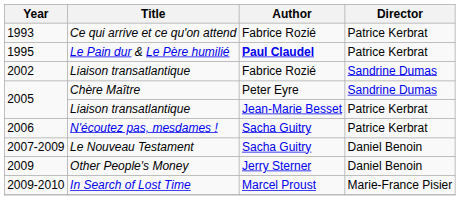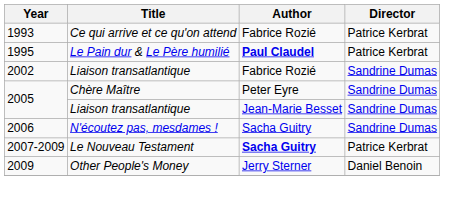(388, 109) Patrice Kerbrat -> (392, 109) Sandrine Dumas
(388, 128) Patrice Kerbrat -> (392, 128) Sandrine Dumas
(277, 147) normal -> (279, 147) bold
(385, 147) Daniel Benoin -> (388, 147) Patrice Kerbrat
- row: (36, 185)
